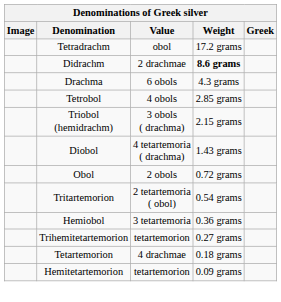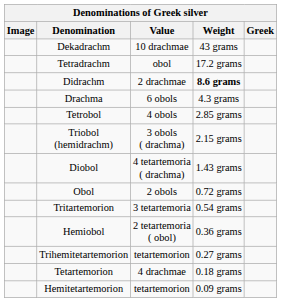+ row: (84, 47)
(162, 197) 2 tetartemoria ( obol) -> (162, 208) 3 tetartemoria
(162, 221) 3 tetartemoria -> (162, 232) 2 tetartemoria ( obol)
